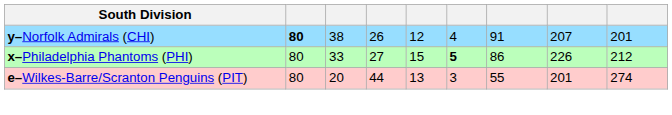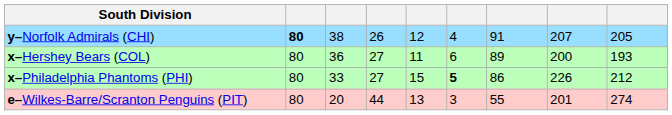(621, 36) 201 -> (621, 36) 205
+ row: (79, 57)
